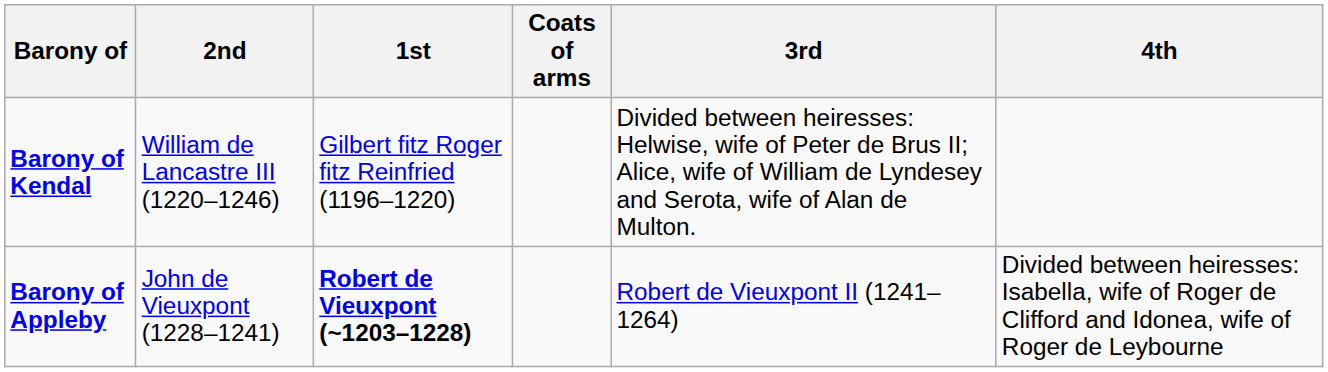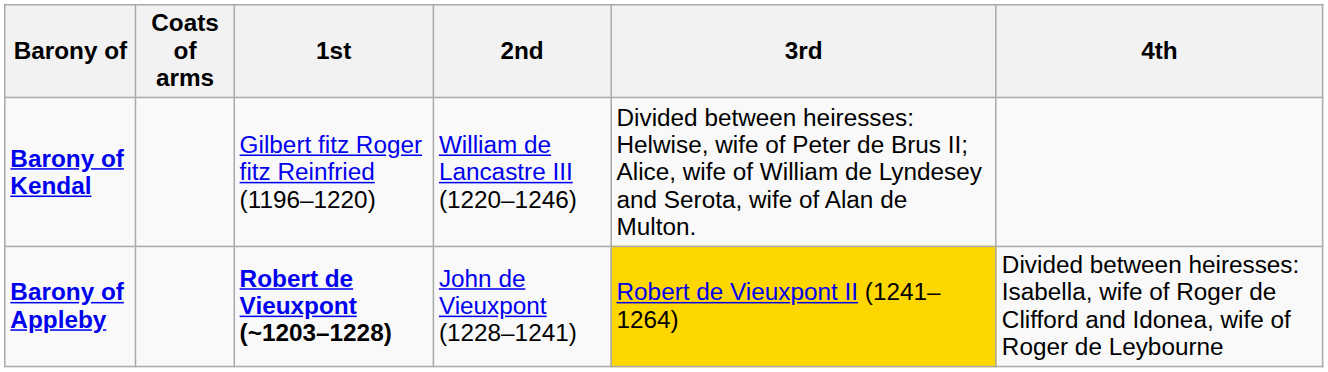columns swapped: (562, 51) <-> (225, 51)
(779, 306) no background -> (779, 306) gold background
